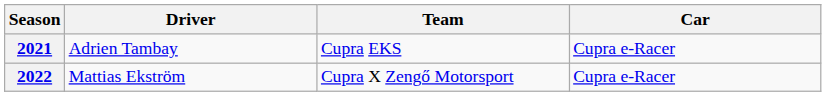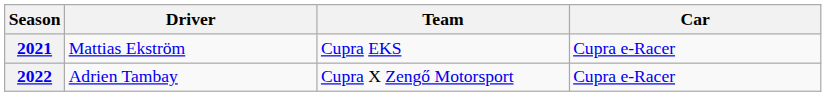(123, 48) Adrien Tambay -> (127, 48) Mattias Ekström
(127, 77) Mattias Ekström -> (123, 77) Adrien Tambay
